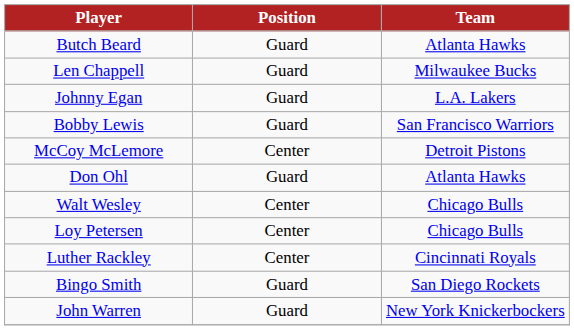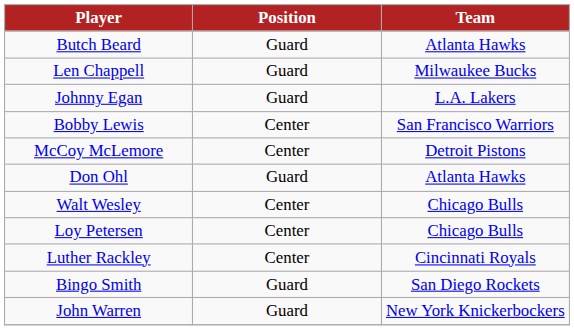(287, 124) Guard -> (287, 124) Center
